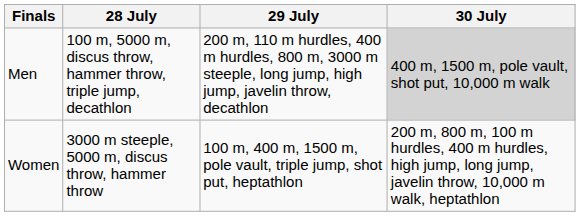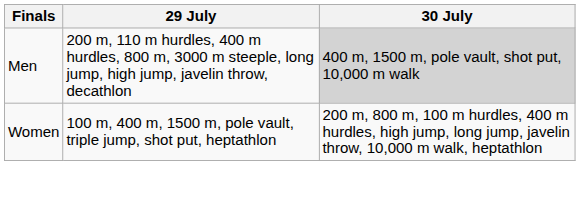- column: (131, 16)
